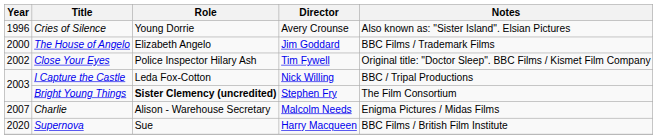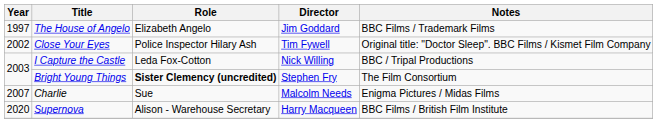- row: (70, 28)
(18, 45) 2000 -> (18, 28) 1997
(203, 110) Alison - Warehouse Secretary -> (144, 93) Sue
(144, 126) Sue -> (203, 110) Alison - Warehouse Secretary
